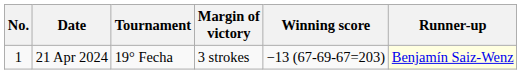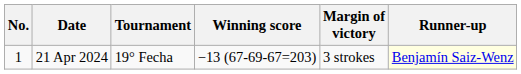columns swapped: (326, 25) <-> (229, 25)
